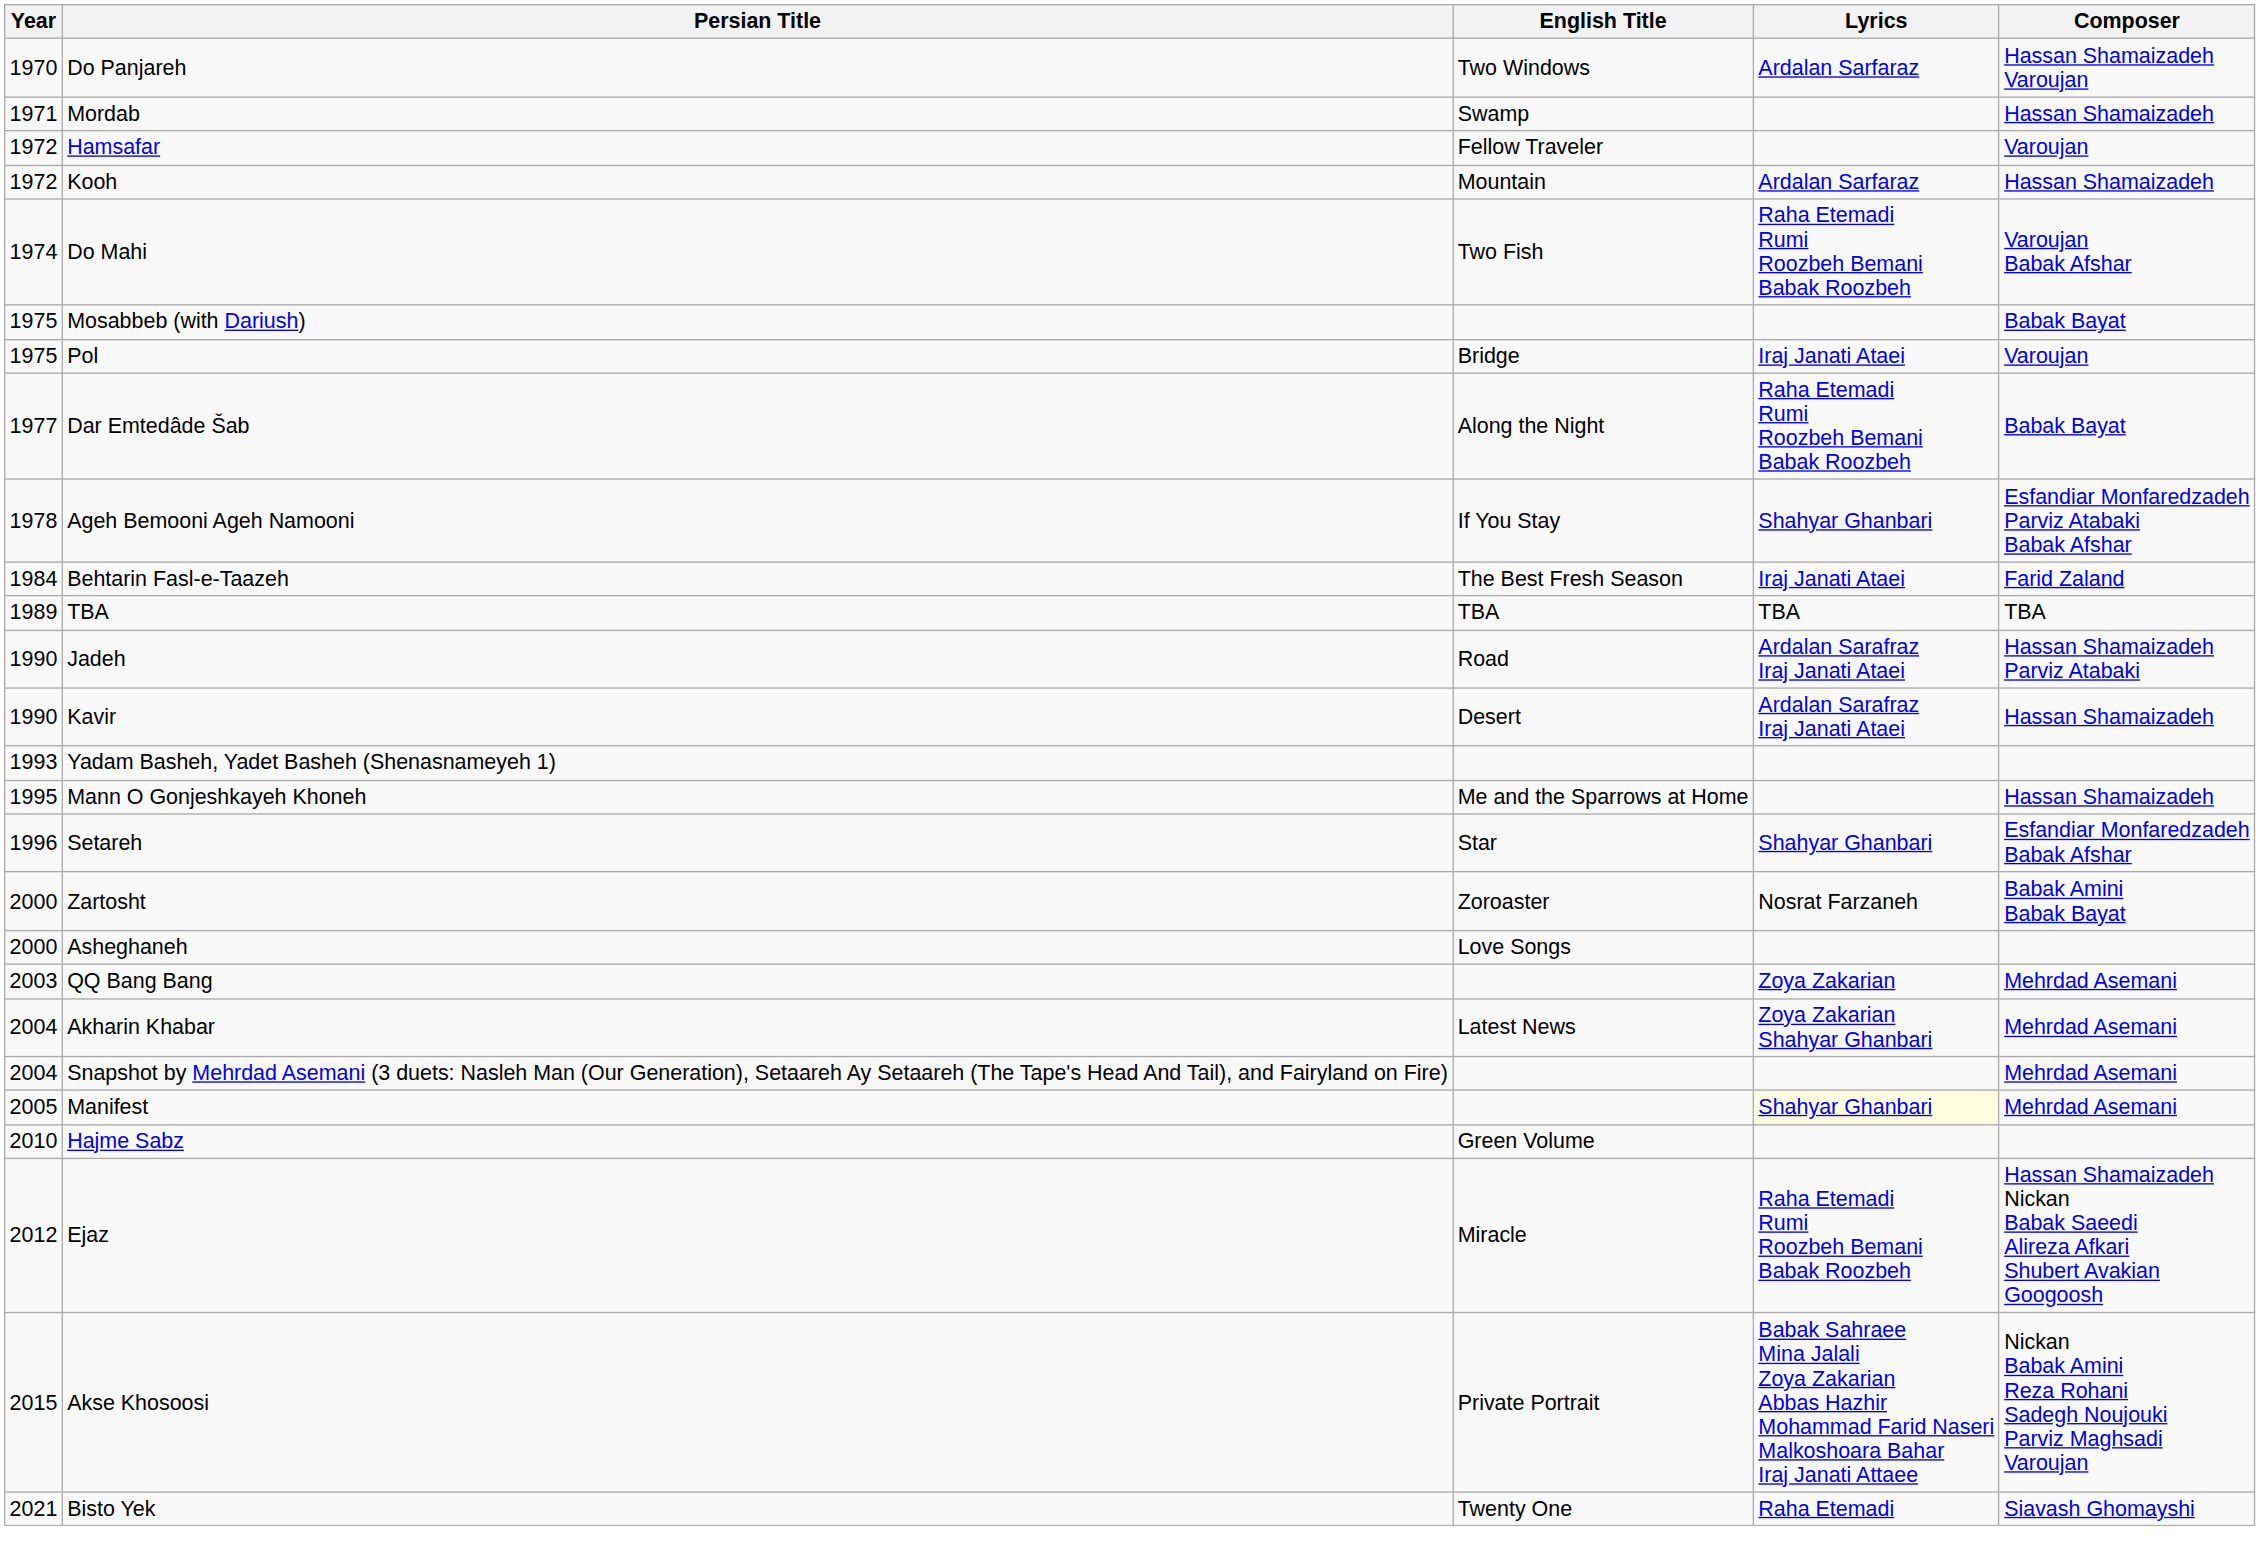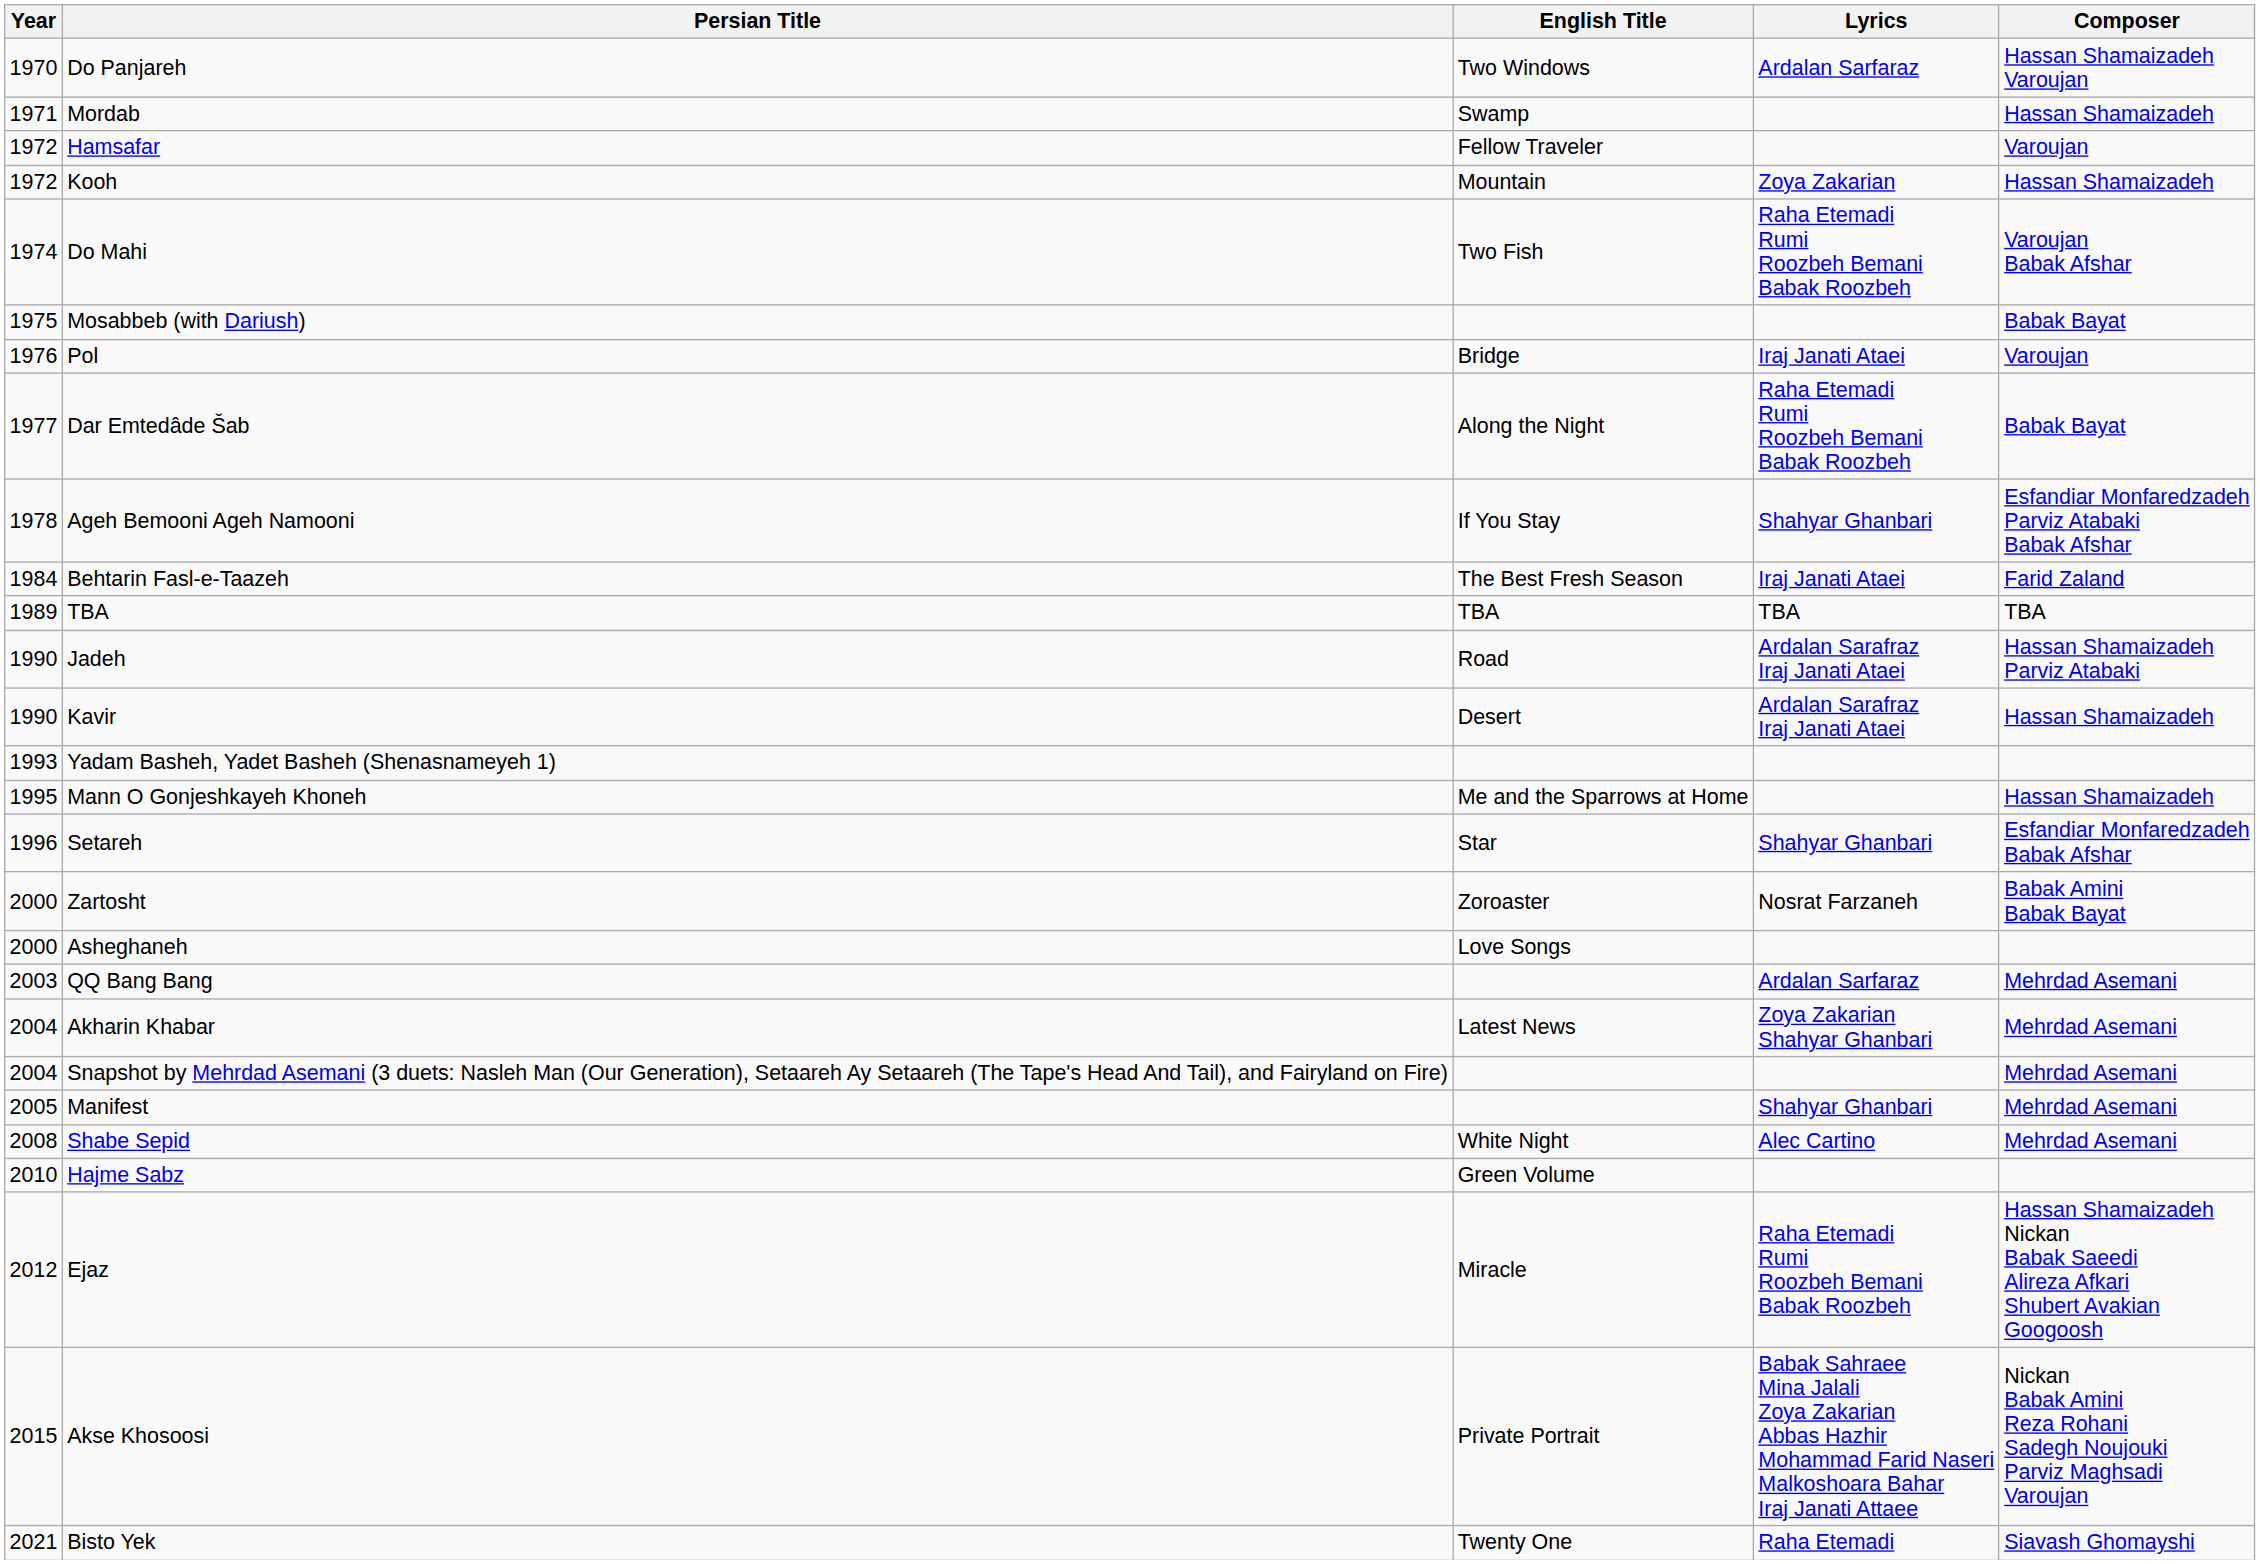(1839, 181) Ardalan Sarfaraz -> (1827, 181) Zoya Zakarian
(33, 355) 1975 -> (33, 355) 1976
(1827, 981) Zoya Zakarian -> (1839, 981) Ardalan Sarfaraz
(1845, 1107) lightyellow background -> (1845, 1107) no background
+ row: (129, 1141)
